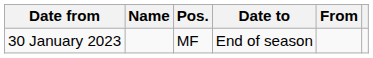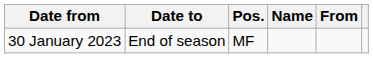columns swapped: (264, 16) <-> (149, 16)
